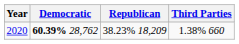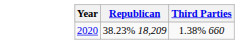- column: (65, 13)
